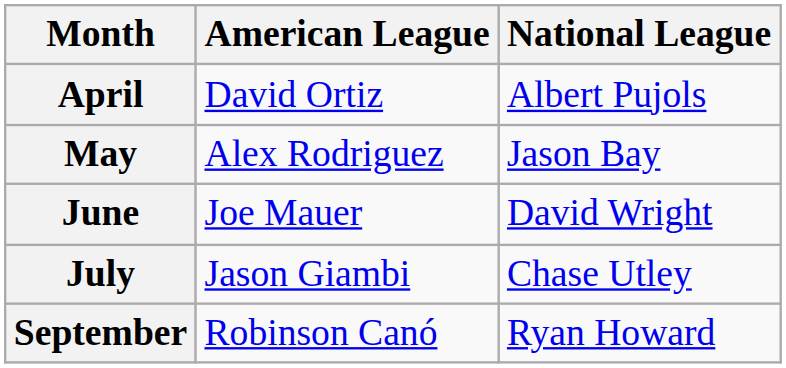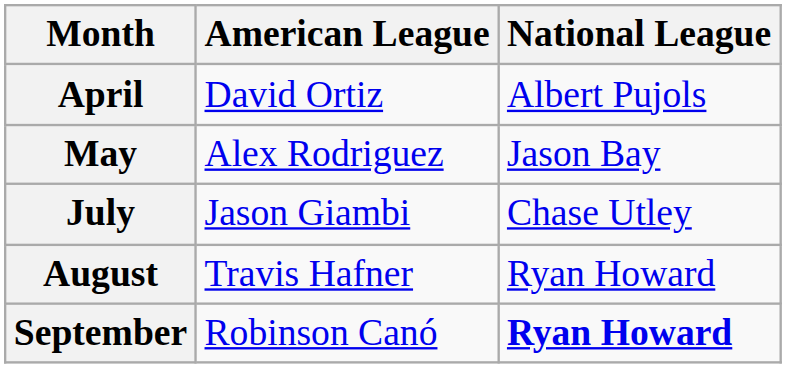- row: (100, 213)
+ row: (100, 272)
(611, 332) normal -> (620, 332) bold
